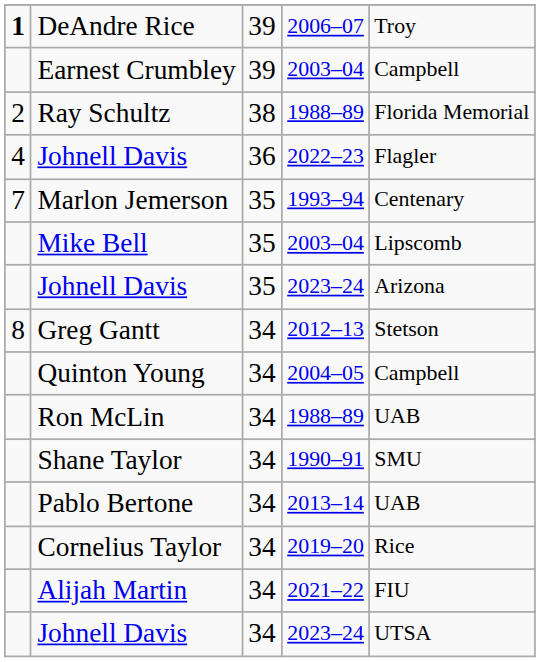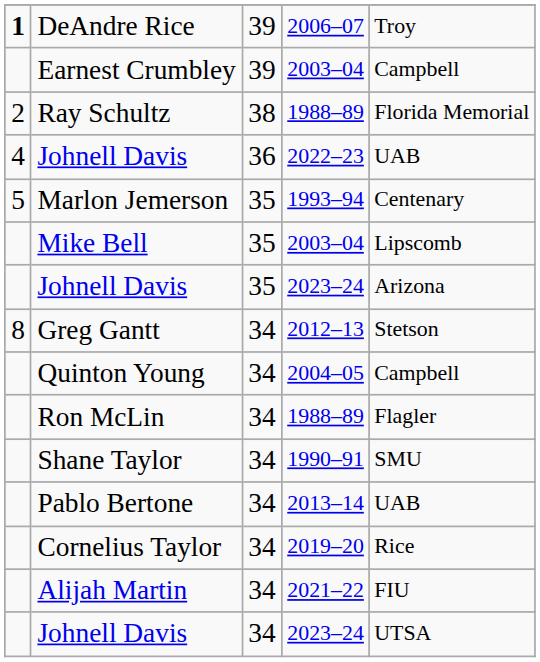(405, 156) Flagler -> (397, 156) UAB
(18, 199) 7 -> (18, 199) 5
(397, 416) UAB -> (405, 416) Flagler
